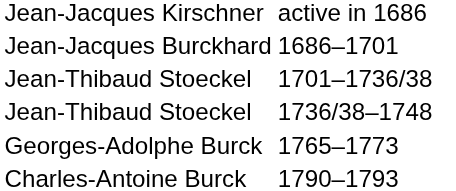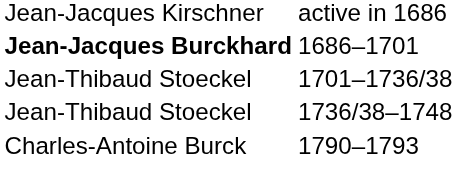(138, 46) normal -> (148, 46) bold
- row: (338, 145)
